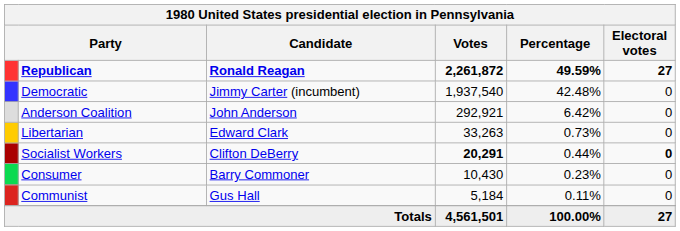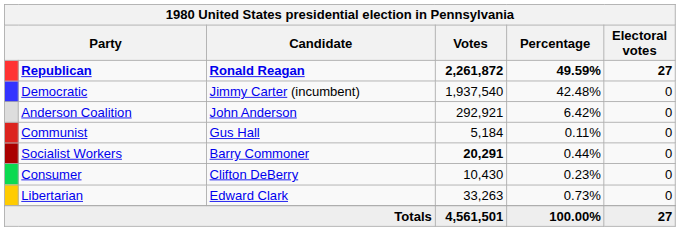rows swapped: (52, 133) <-> (54, 195)
(254, 154) Clifton DeBerry -> (259, 154) Barry Commoner
(669, 154) bold -> (669, 154) normal
(259, 174) Barry Commoner -> (254, 174) Clifton DeBerry
